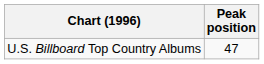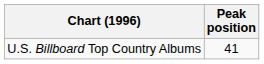(231, 48) 47 -> (231, 48) 41
